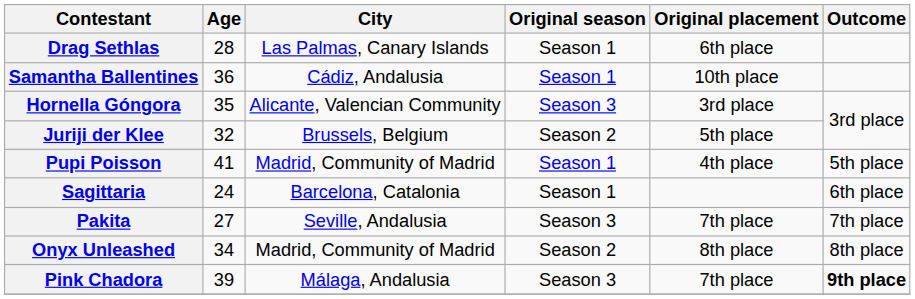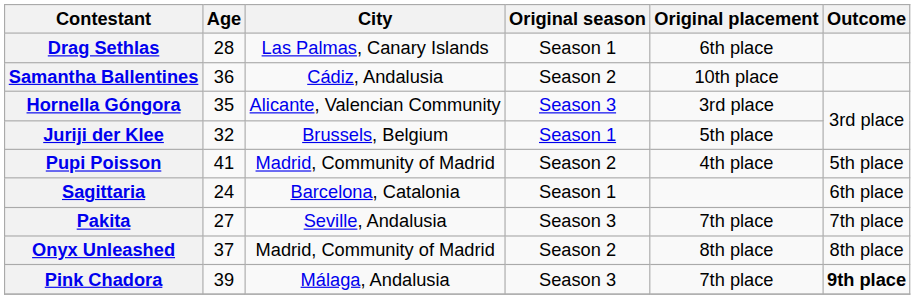(578, 76) Season 1 -> (578, 76) Season 2
(578, 134) Season 2 -> (578, 134) Season 1
(578, 163) Season 1 -> (578, 163) Season 2
(224, 250) 34 -> (224, 250) 37
